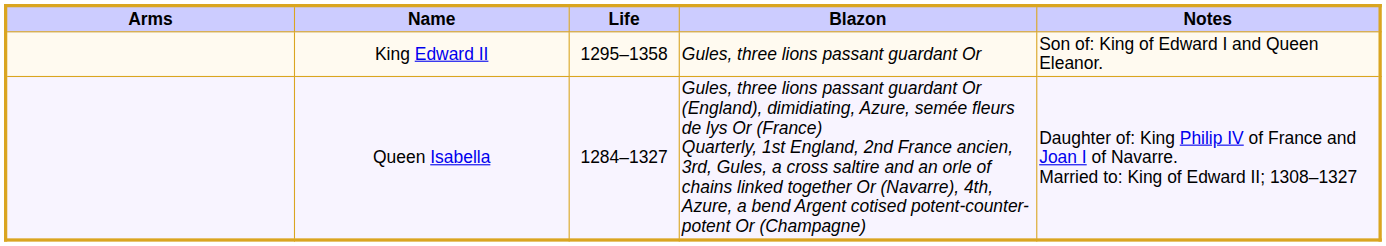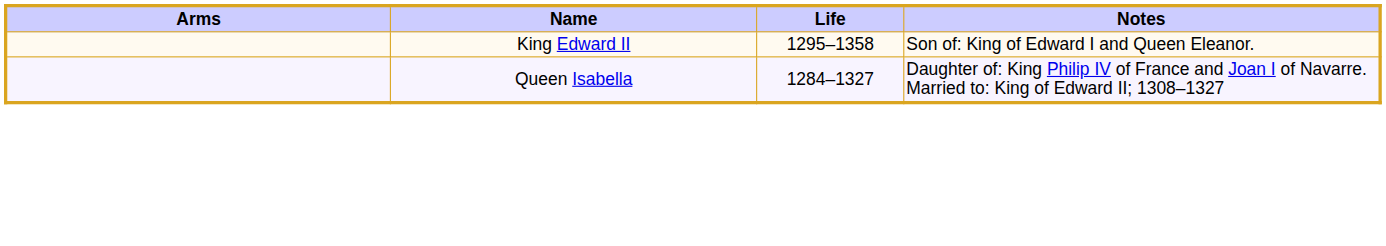- column: (858, 19)
